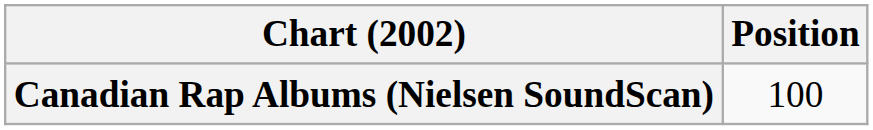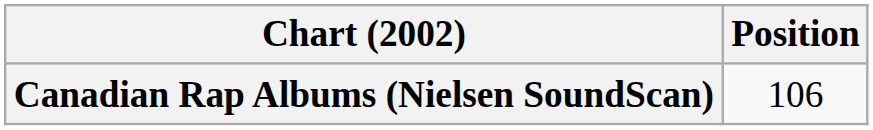(795, 93) 100 -> (795, 93) 106
